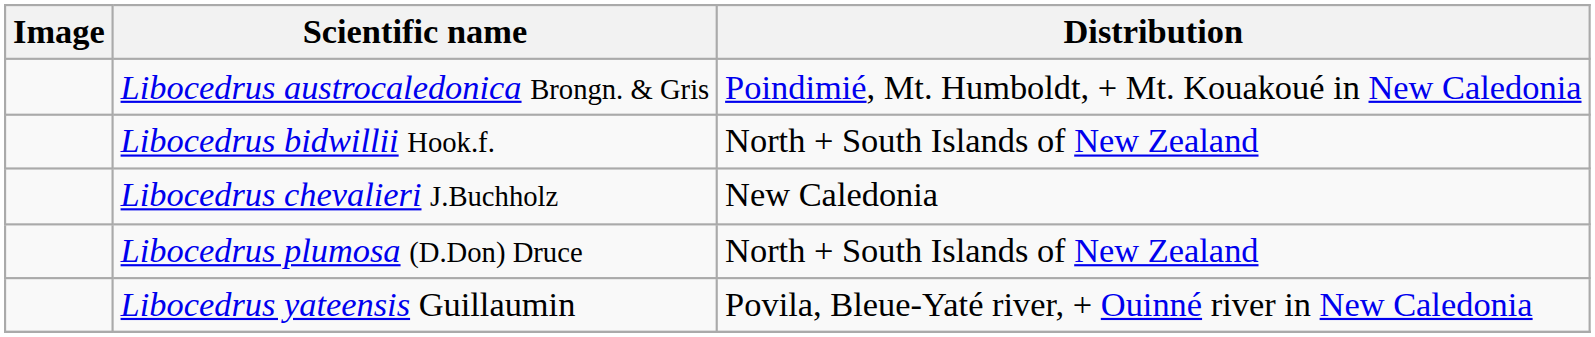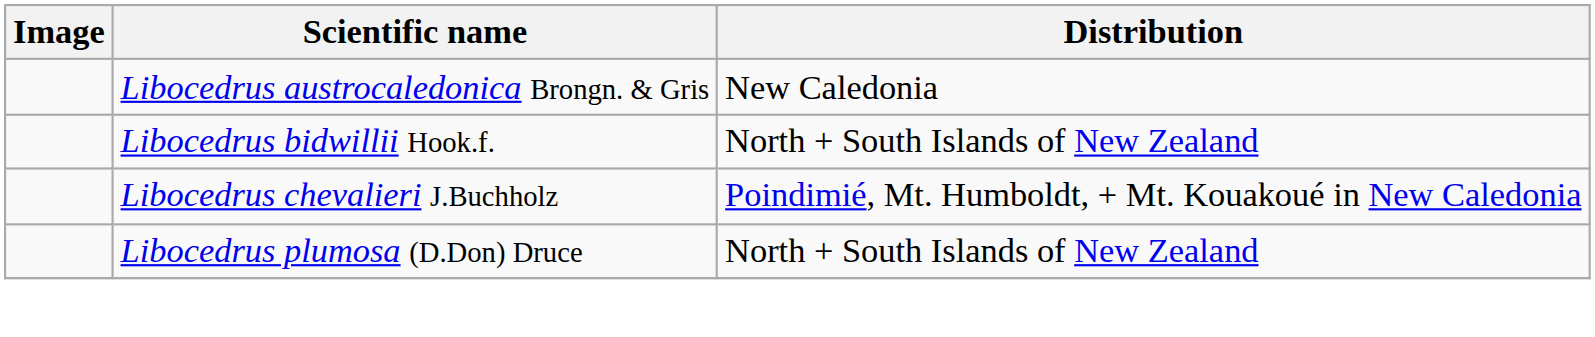(1153, 86) Poindimié, Mt. Humboldt, + Mt. Kouakoué in New Caledonia -> (832, 86) New Caledonia
(832, 195) New Caledonia -> (1153, 195) Poindimié, Mt. Humboldt, + Mt. Kouakoué in New Caledonia
- row: (348, 304)
